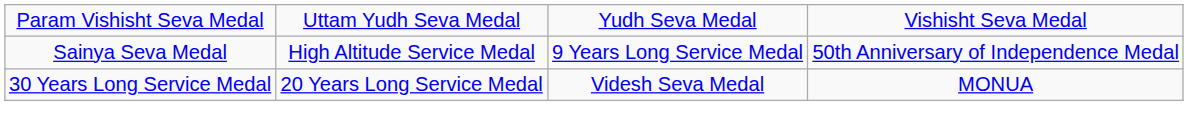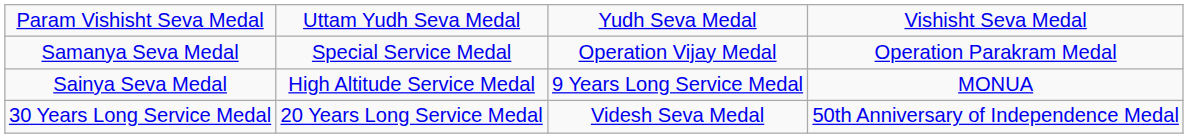+ row: (140, 52)
(996, 52) 50th Anniversary of Independence Medal -> (996, 84) MONUA
(996, 84) MONUA -> (996, 116) 50th Anniversary of Independence Medal
